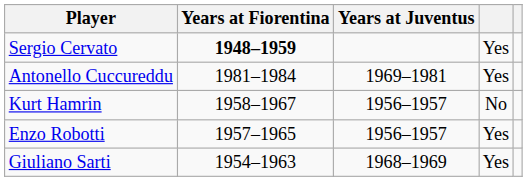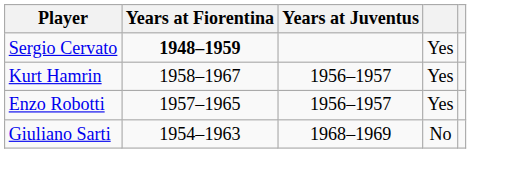- row: (91, 76)
(496, 104) No -> (440, 76) Yes
(496, 162) Yes -> (440, 133) No
